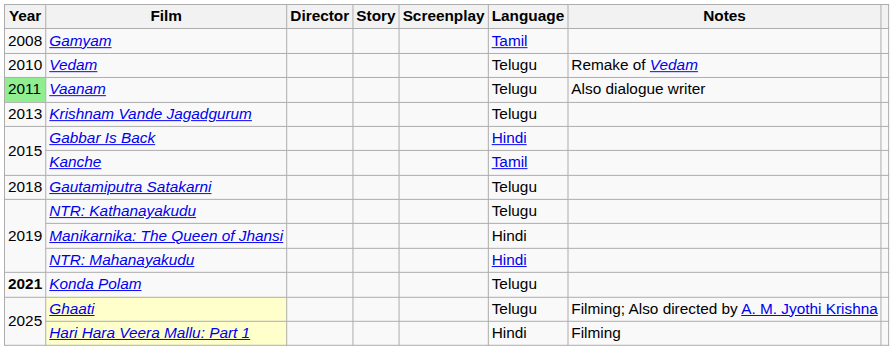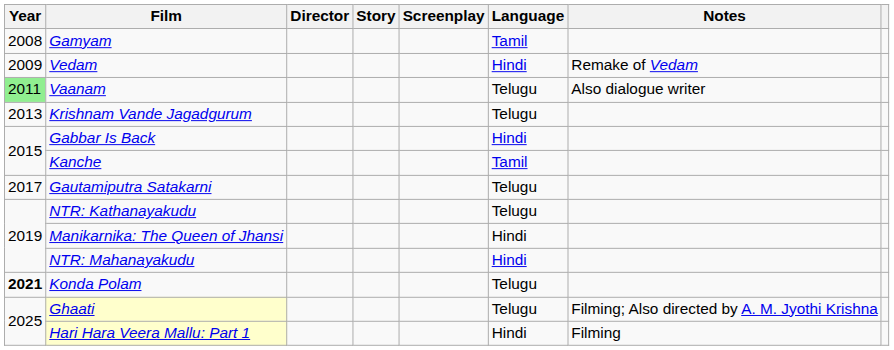(25, 65) 2010 -> (25, 65) 2009
(514, 65) Telugu -> (509, 65) Hindi
(25, 187) 2018 -> (25, 187) 2017
